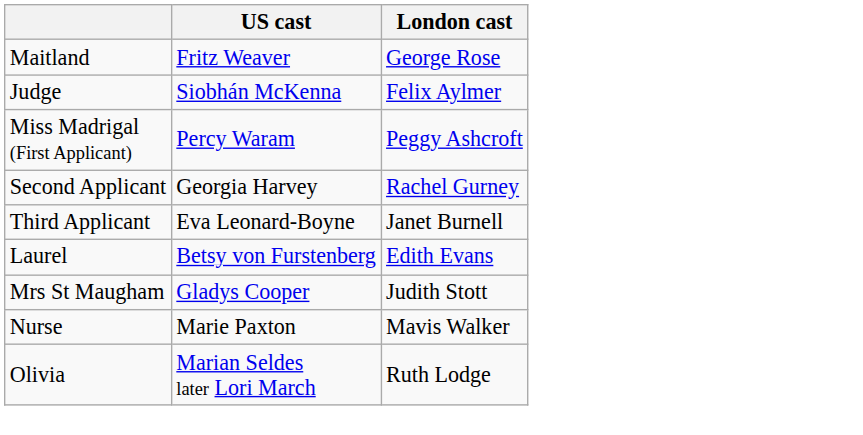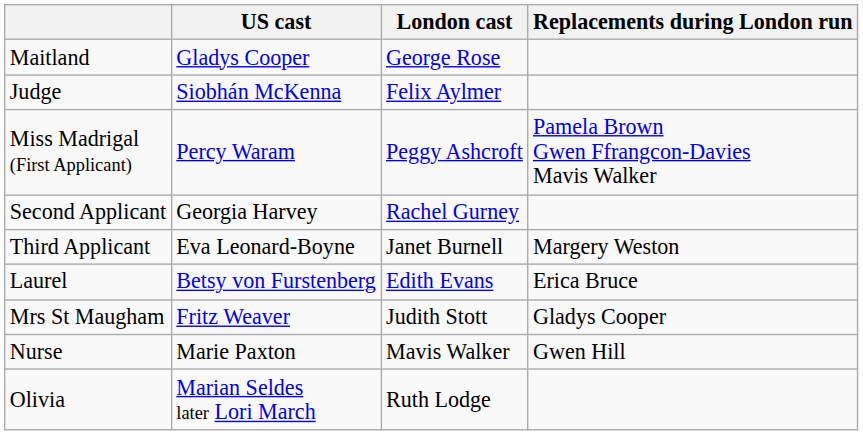+ column: (693, 22)
(233, 57) Fritz Weaver -> (243, 57) Gladys Cooper
(243, 291) Gladys Cooper -> (233, 316) Fritz Weaver
